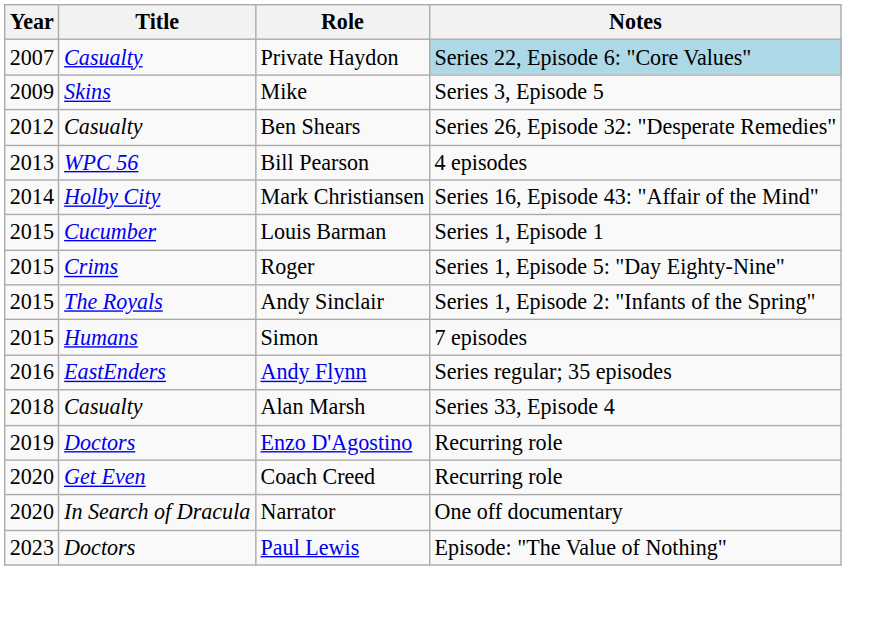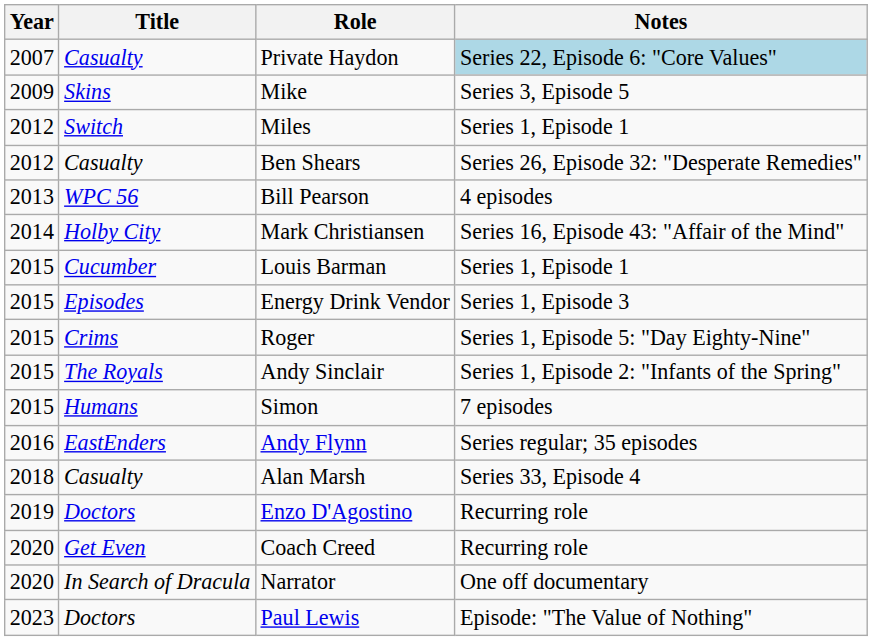+ row: (286, 127)
+ row: (355, 302)
